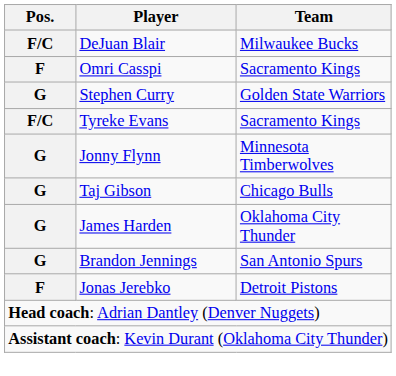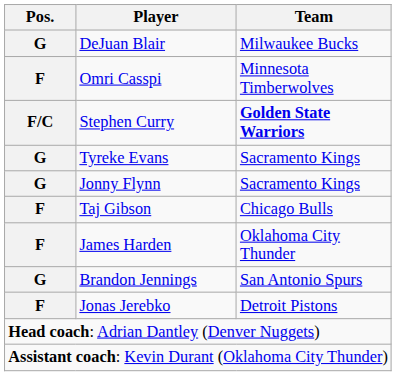(40, 43) F/C -> (40, 43) G
(300, 69) Sacramento Kings -> (287, 78) Minnesota Timberwolves
(40, 95) G -> (40, 122) F/C
(313, 95) normal -> (285, 122) bold
(40, 120) F/C -> (40, 157) G
(287, 156) Minnesota Timberwolves -> (300, 183) Sacramento Kings
(40, 191) G -> (40, 209) F
(40, 226) G -> (40, 244) F
